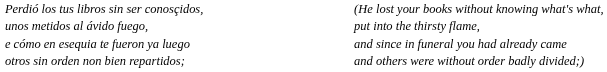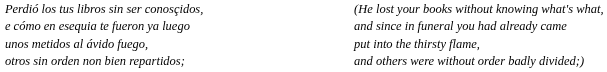rows swapped: (97, 43) <-> (77, 26)
